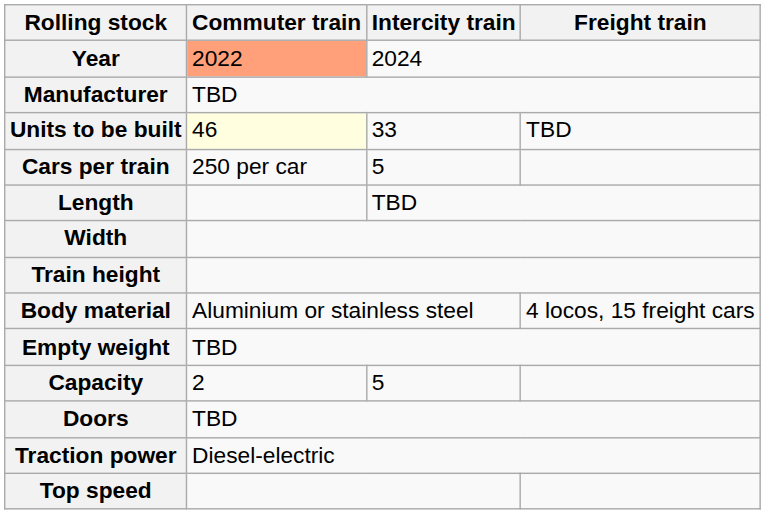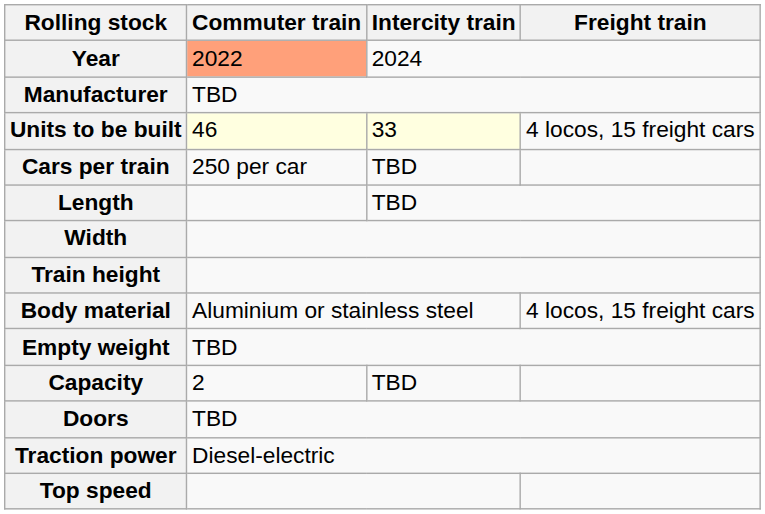(384, 130) no background -> (384, 130) lightyellow background
(549, 130) TBD -> (640, 130) 4 locos, 15 freight cars
(378, 166) 5 -> (394, 166) TBD
(378, 382) 5 -> (394, 382) TBD
